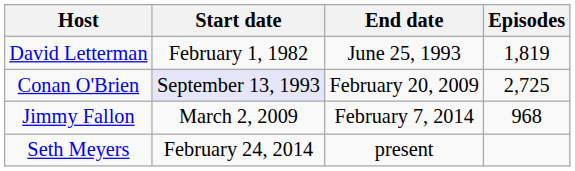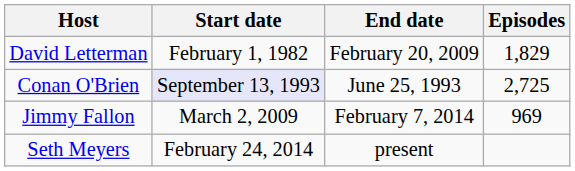(404, 52) June 25, 1993 -> (404, 52) February 20, 2009
(527, 52) 1,819 -> (527, 52) 1,829
(404, 85) February 20, 2009 -> (404, 85) June 25, 1993
(527, 117) 968 -> (527, 117) 969
